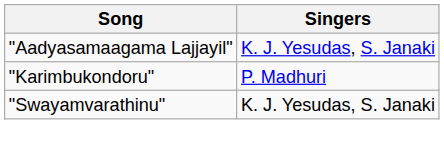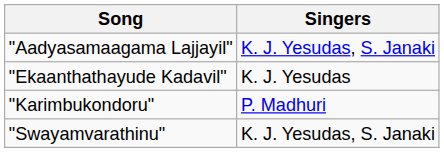+ row: (118, 76)
